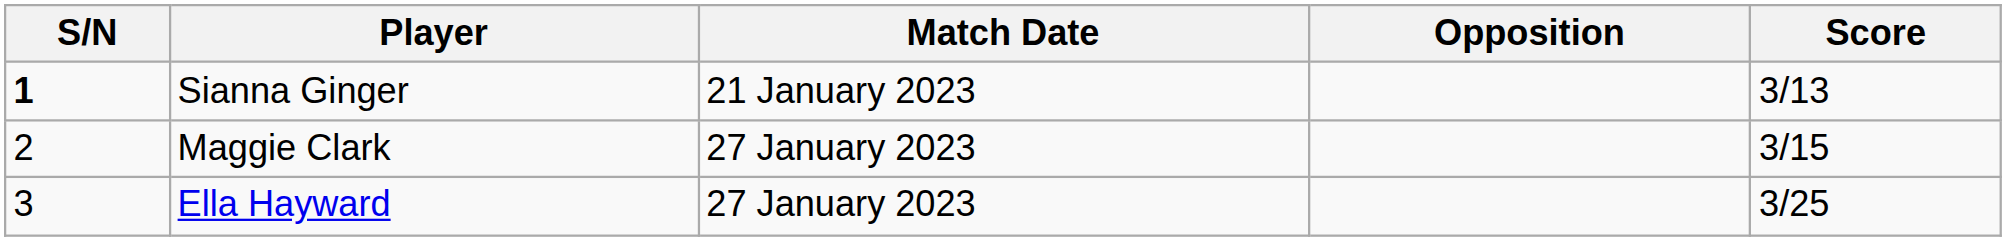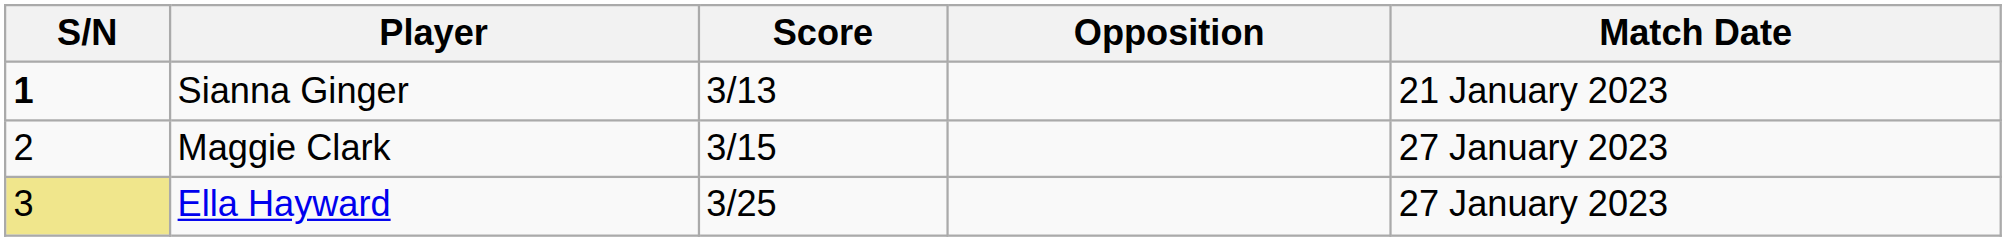columns swapped: (1876, 33) <-> (1003, 33)
(24, 205) no background -> (24, 205) khaki background
